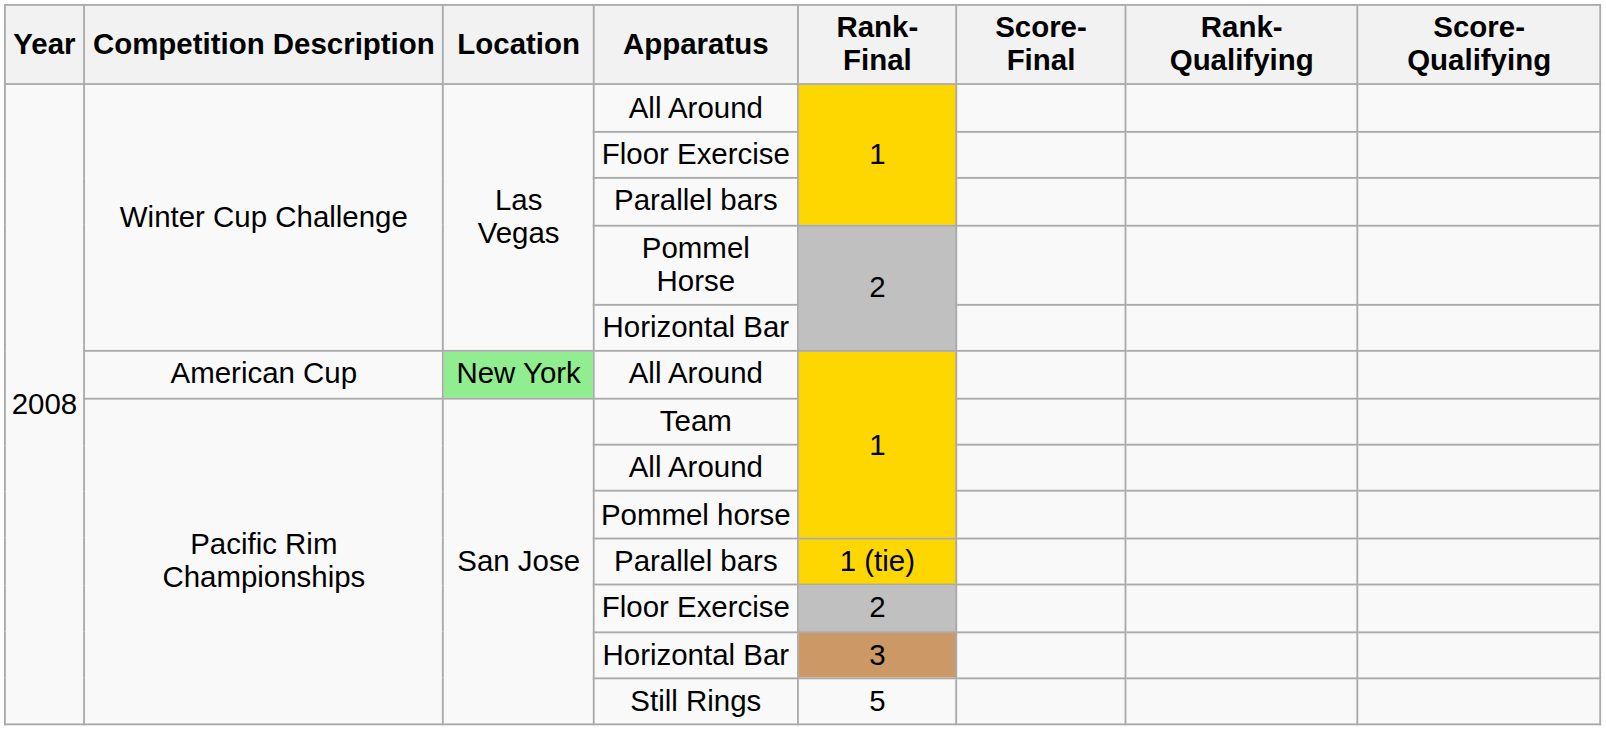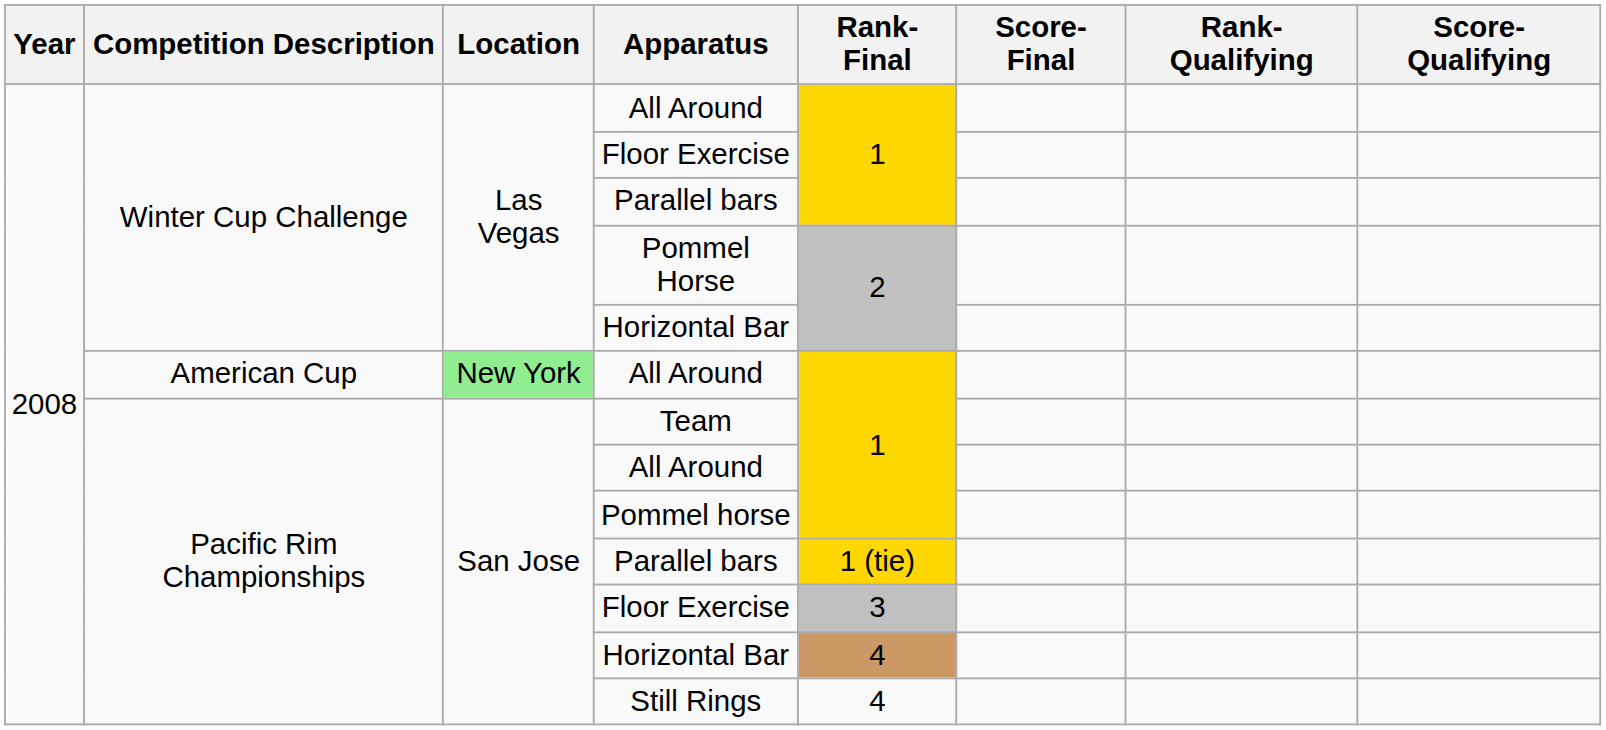(877, 607) 2 -> (877, 607) 3
(877, 654) 3 -> (877, 654) 4
(877, 701) 5 -> (877, 701) 4
